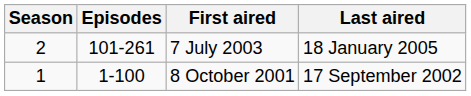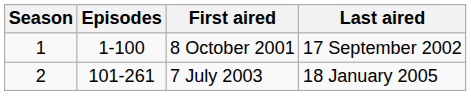rows swapped: (232, 76) <-> (216, 47)
